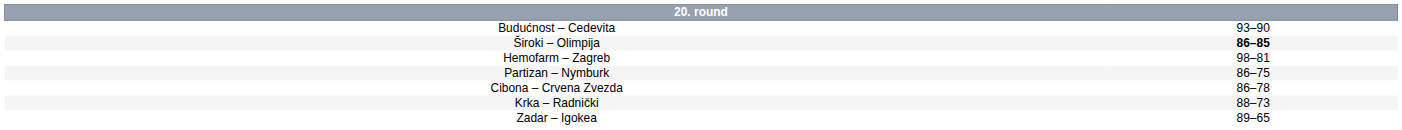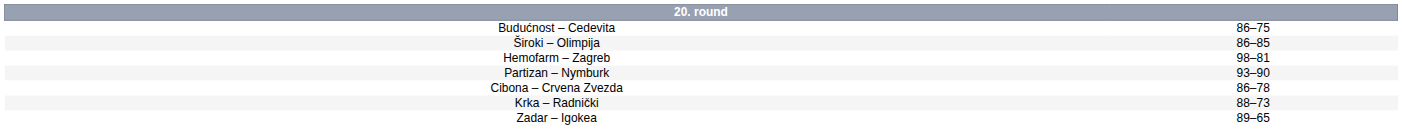(1253, 28) 93–90 -> (1253, 28) 86–75
(1253, 43) bold -> (1253, 43) normal
(1253, 73) 86–75 -> (1253, 73) 93–90
